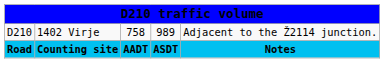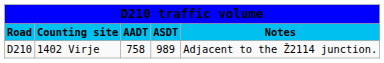rows swapped: (19, 49) <-> (19, 32)
